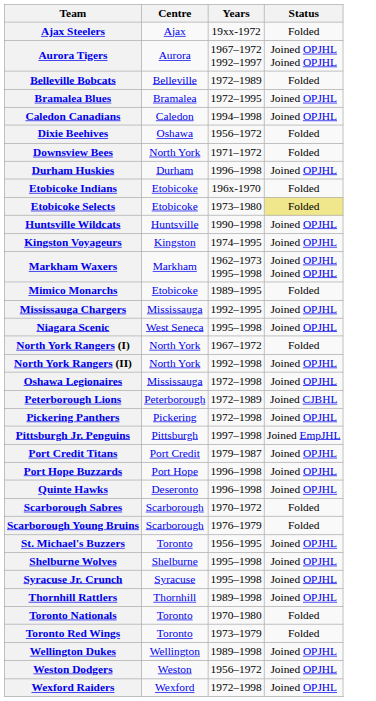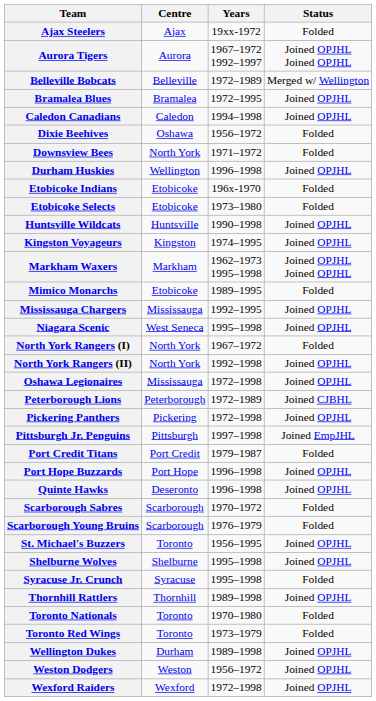(304, 80) Folded -> (318, 80) Merged w/ Wellington
(175, 170) Durham -> (175, 170) Wellington
(304, 206) khaki background -> (318, 206) no background
(304, 453) Joined OPJHL -> (318, 453) Folded
(304, 579) Joined OPJHL -> (318, 579) Folded
(175, 651) Wellington -> (175, 651) Durham
